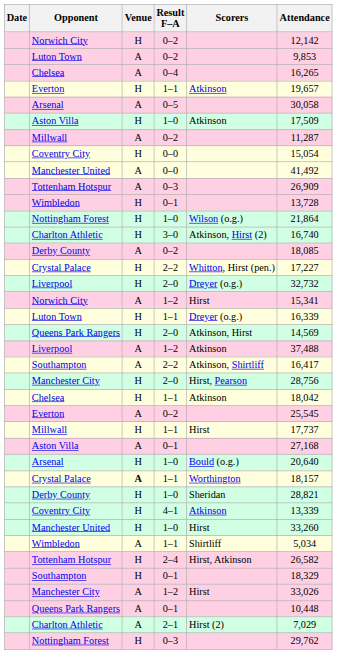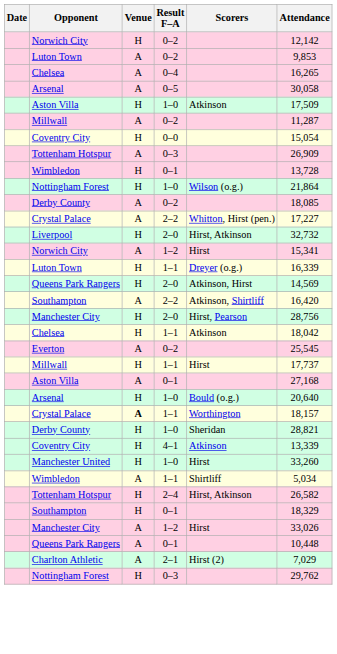- row: (48, 89)
- row: (71, 170)
- row: (67, 235)
(138, 267) H -> (138, 219) A
(216, 283) Dreyer (o.g.) -> (220, 235) Hirst, Atkinson
- row: (52, 348)
(305, 365) 16,417 -> (305, 300) 16,420
